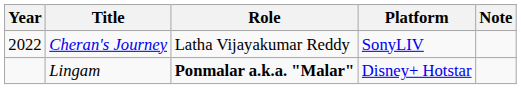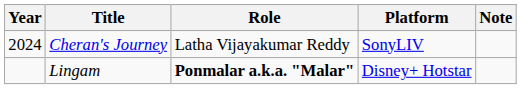(25, 44) 2022 -> (25, 44) 2024
